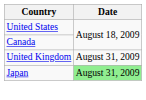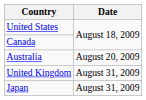+ row: (24, 57)
(108, 73) lightgreen background -> (108, 88) no background
